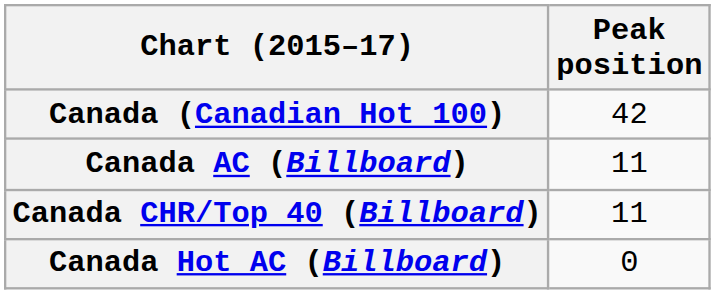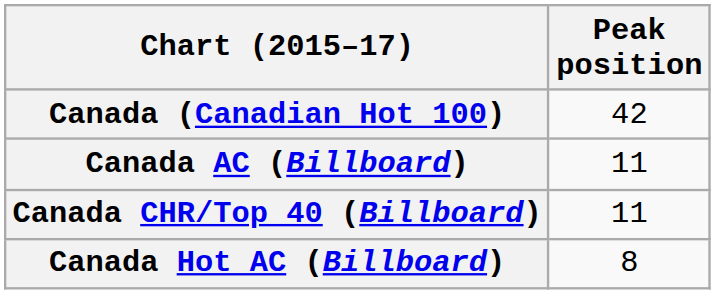(629, 263) 0 -> (629, 263) 8
